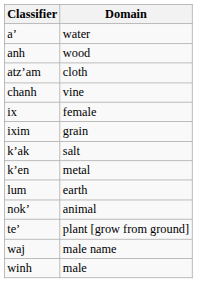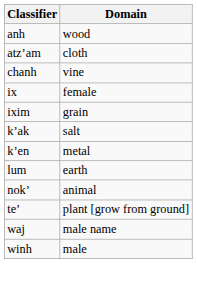- row: (12, 33)
